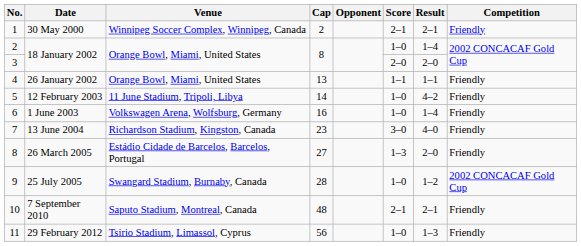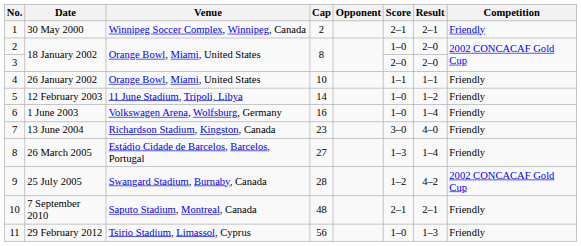(430, 46) 1–4 -> (430, 46) 2–0
(322, 79) 13 -> (322, 79) 10
(430, 96) 4–2 -> (430, 96) 1–2
(430, 152) 2–0 -> (430, 152) 1–4
(398, 181) 1–0 -> (398, 181) 1–2
(430, 181) 1–2 -> (430, 181) 4–2
